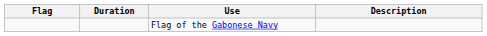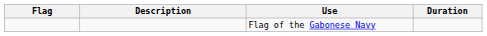columns swapped: (114, 11) <-> (399, 11)
